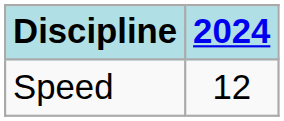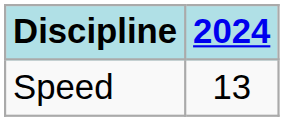(232, 87) 12 -> (232, 87) 13
